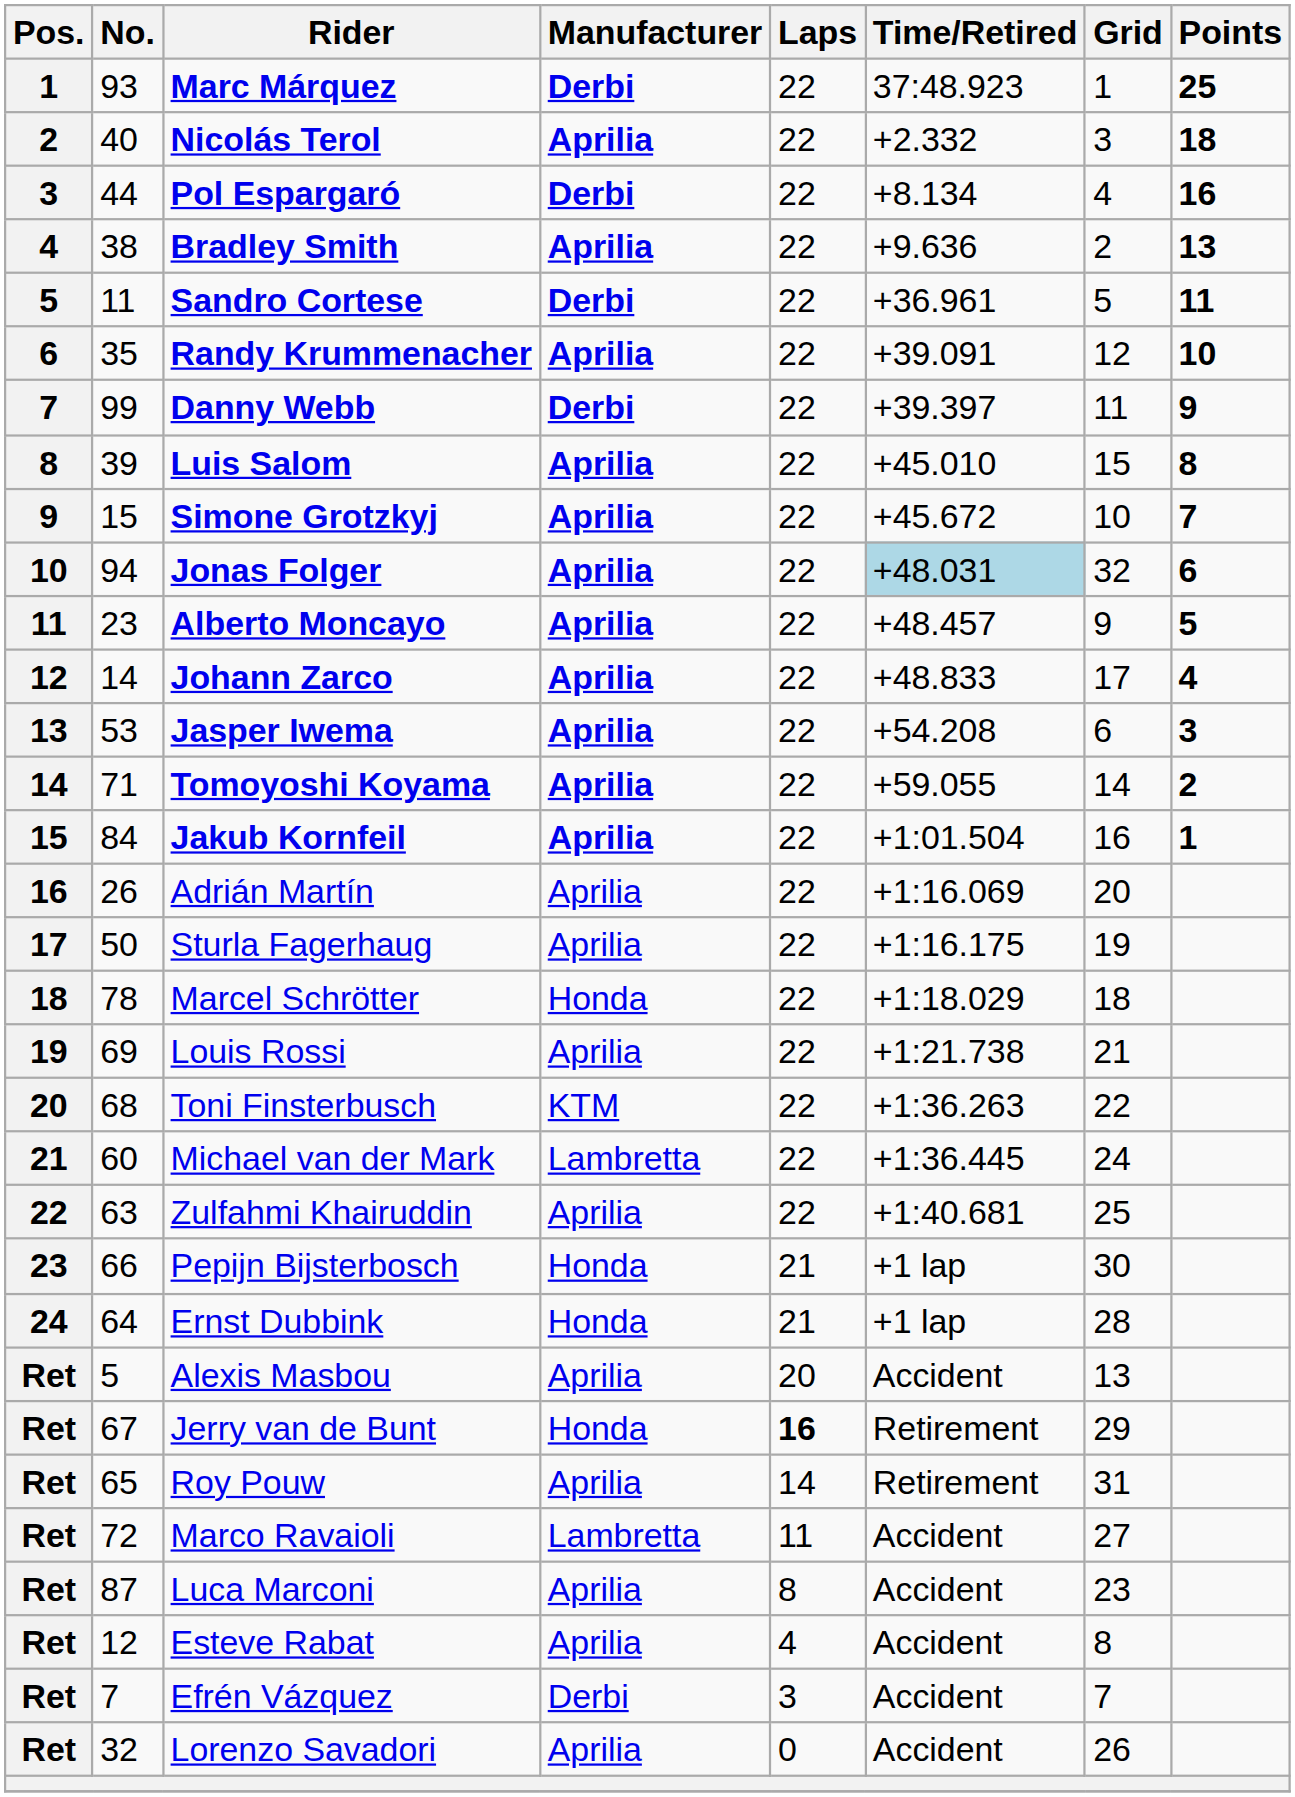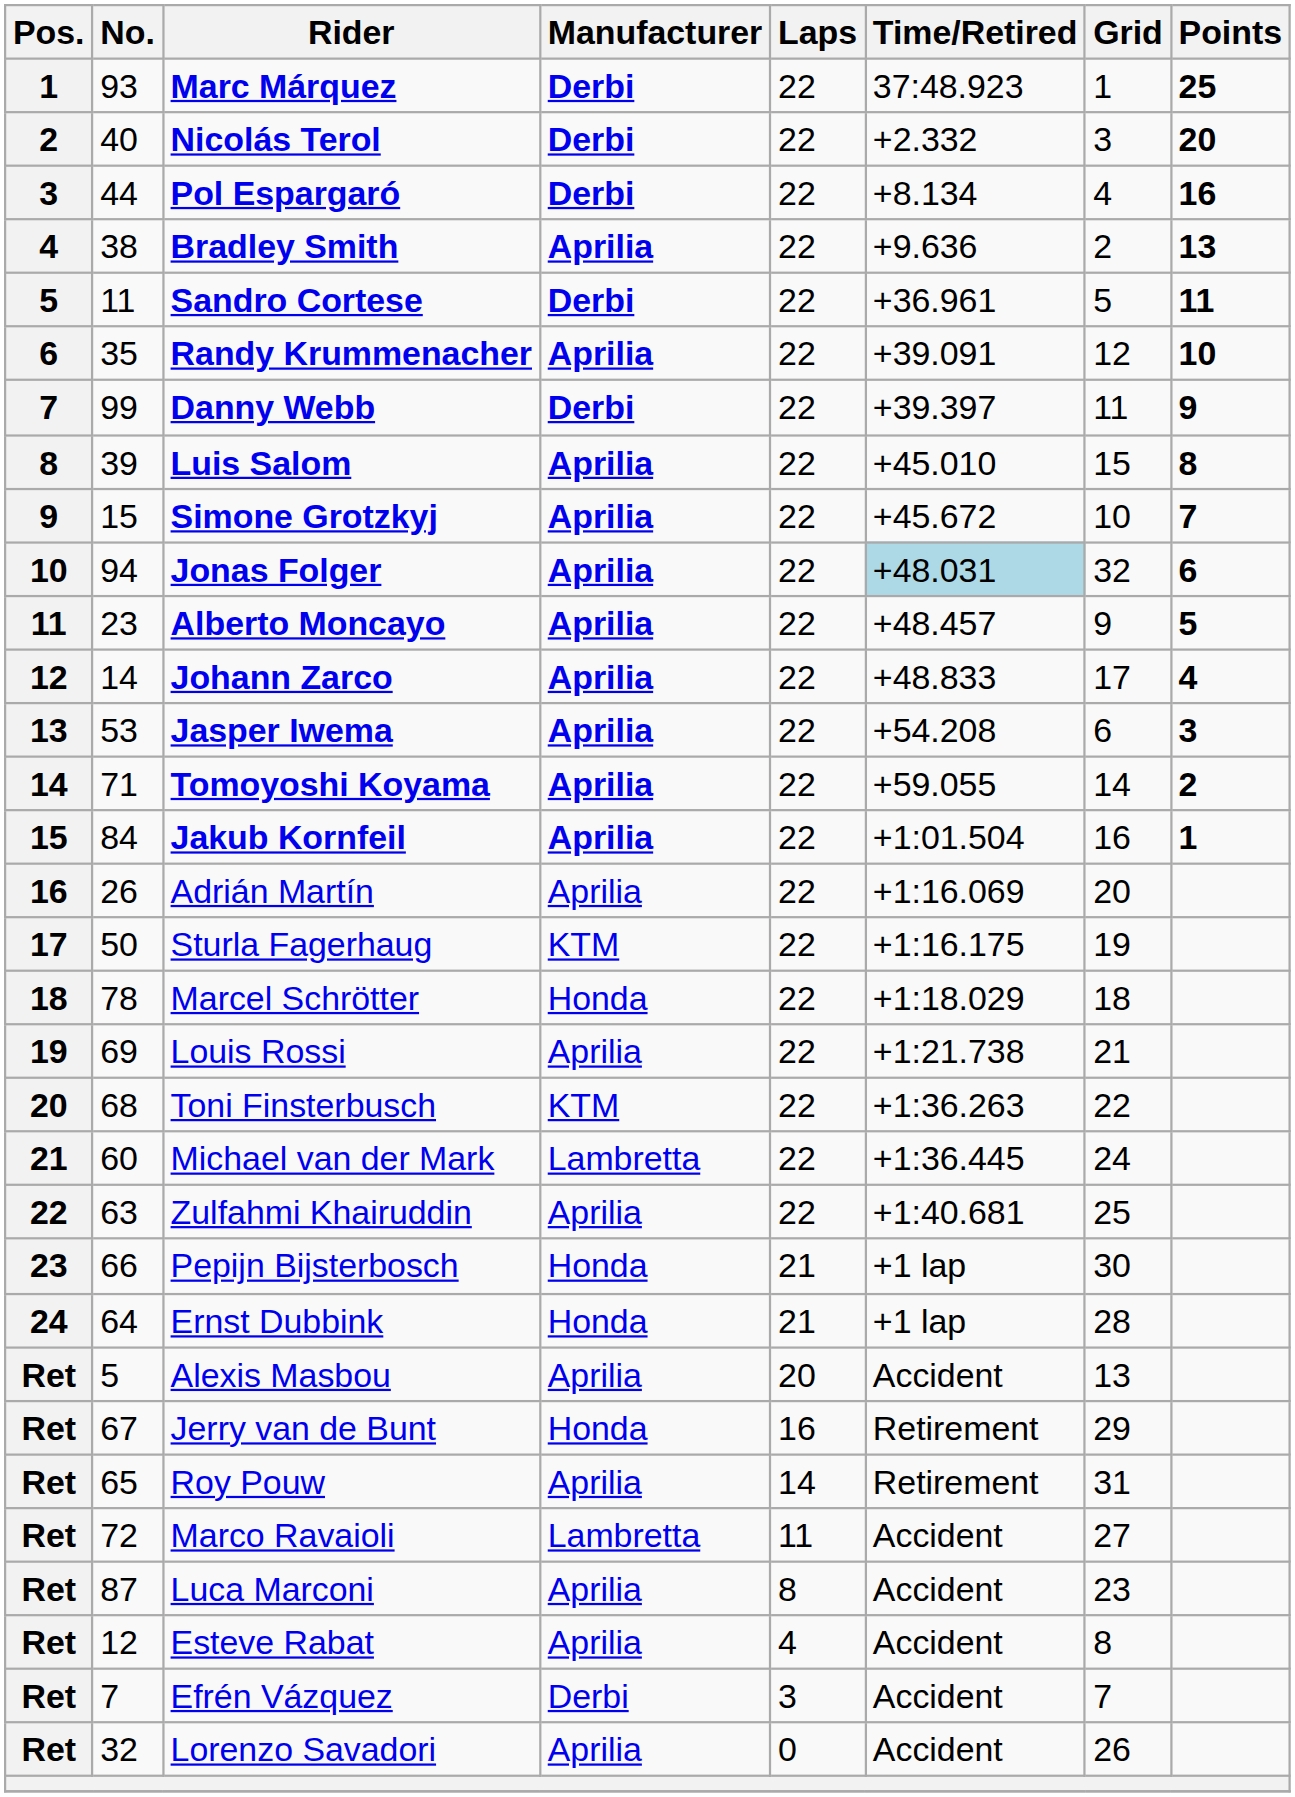(600, 139) Aprilia -> (591, 139) Derbi
(1197, 139) 18 -> (1197, 139) 20
(595, 944) Aprilia -> (583, 944) KTM
(797, 1427) bold -> (797, 1427) normal
